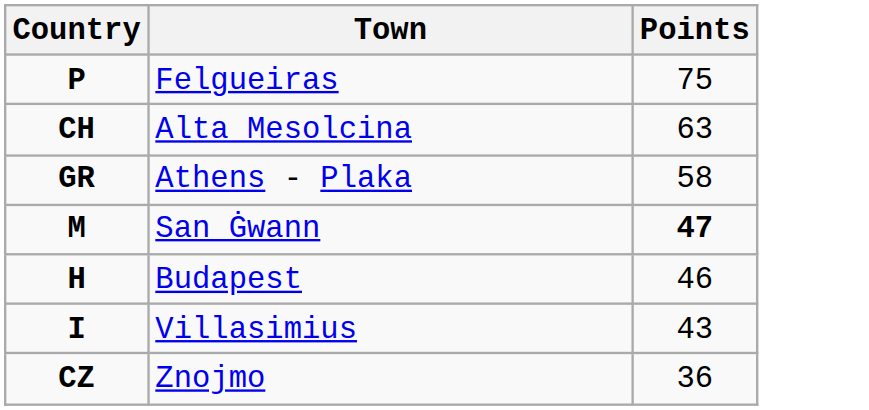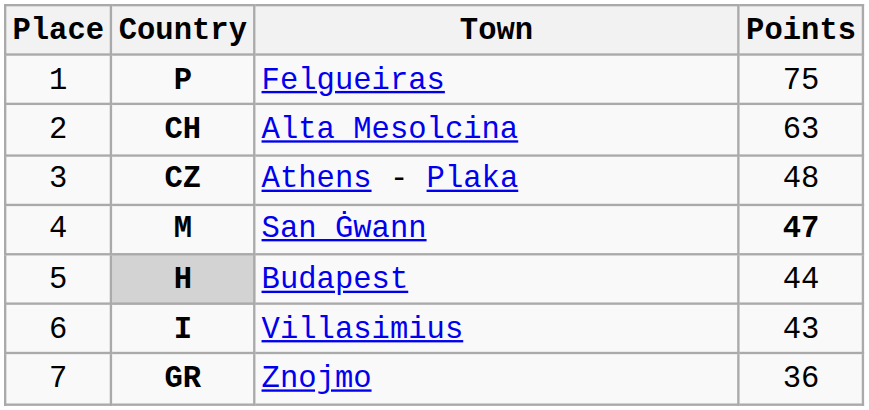+ column: (58, 30)
(77, 179) GR -> (183, 179) CZ
(695, 179) 58 -> (801, 179) 48
(77, 279) no background -> (183, 279) lightgrey background
(695, 279) 46 -> (801, 279) 44
(77, 379) CZ -> (183, 379) GR
